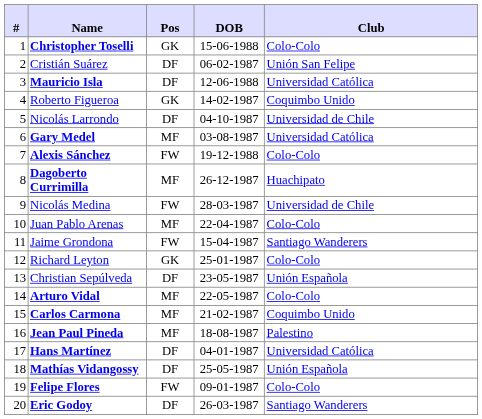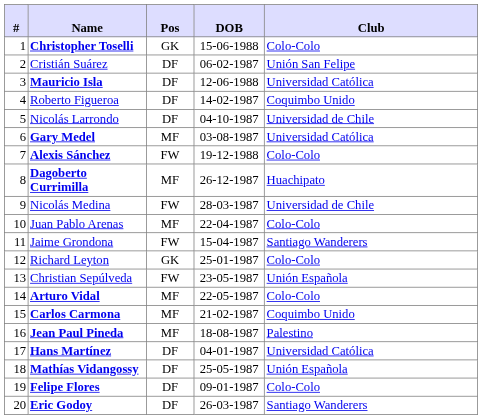(170, 100) GK -> (170, 100) DF
(170, 278) DF -> (170, 278) FW
(170, 387) FW -> (170, 387) DF
